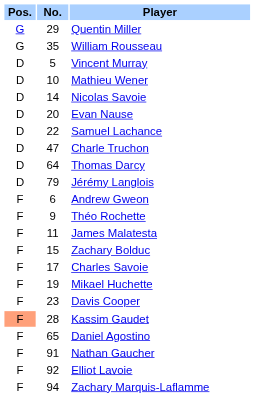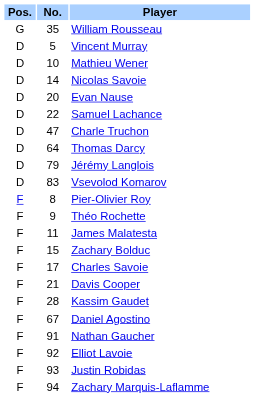- row: (106, 29)
+ row: (119, 182)
- row: (110, 199)
+ row: (111, 199)
- row: (112, 285)
(53, 302) 23 -> (53, 285) 21
(20, 319) lightsalmon background -> (20, 302) no background
(53, 336) 65 -> (53, 319) 67
+ row: (108, 370)
